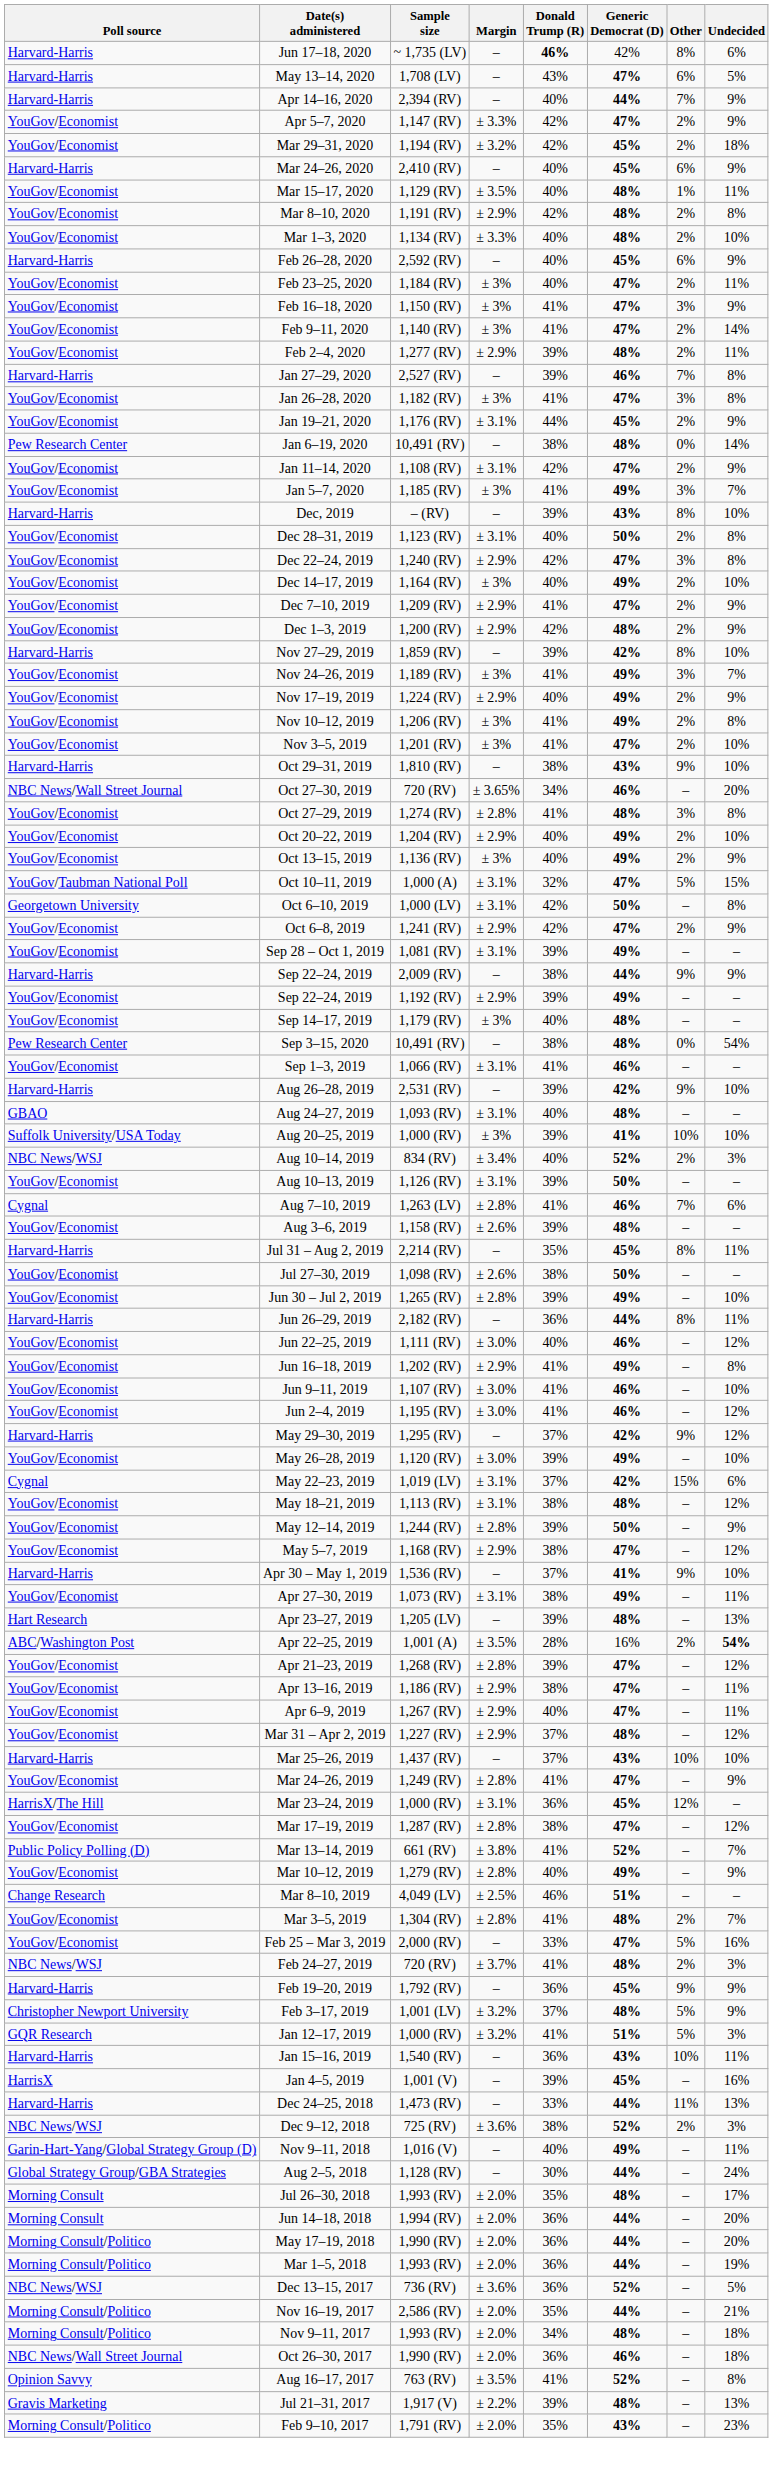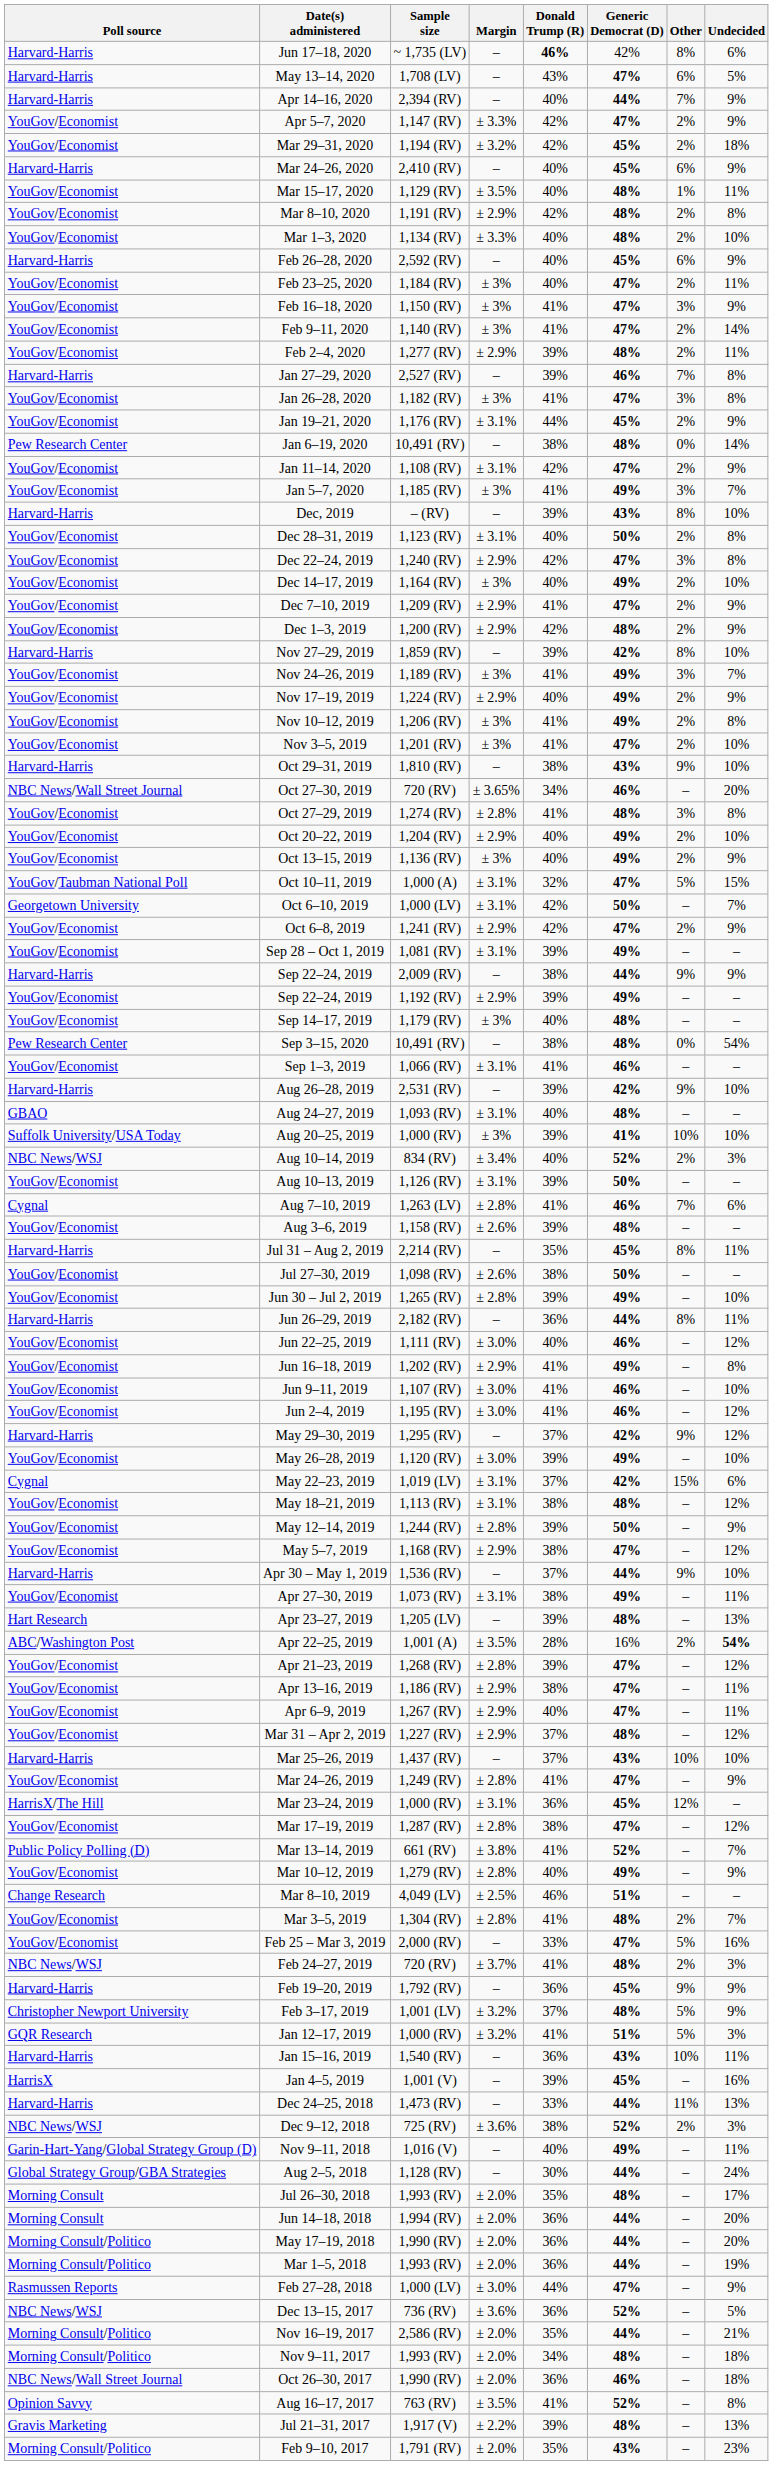(736, 905) 8% -> (736, 905) 7%
(627, 1573) 41% -> (627, 1573) 44%
+ row: (325, 2288)
